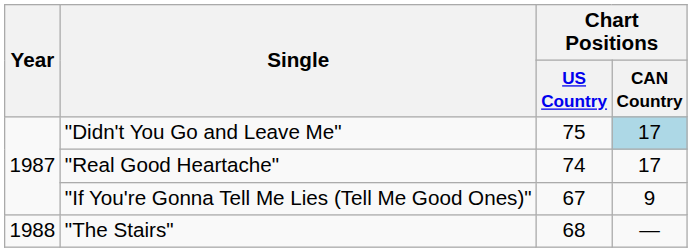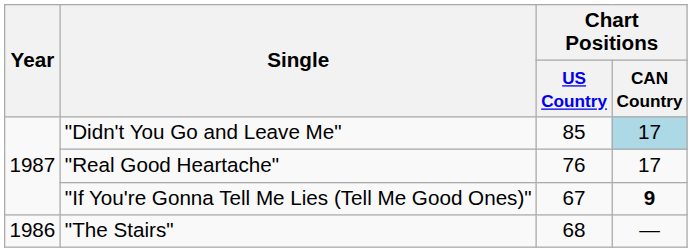(574, 132) 75 -> (574, 132) 85
(574, 165) 74 -> (574, 165) 76
(650, 198) normal -> (650, 198) bold
(32, 230) 1988 -> (32, 230) 1986
